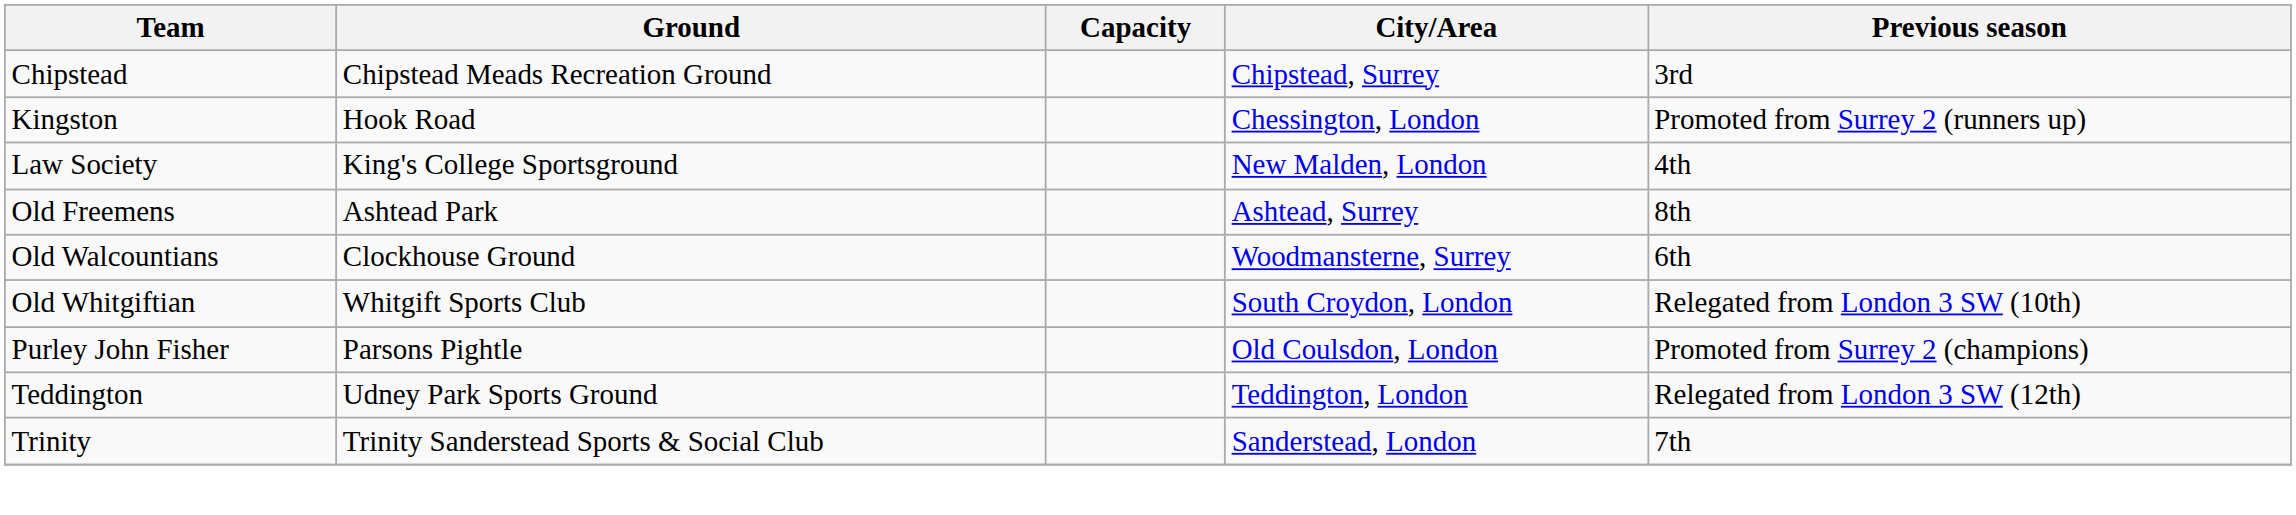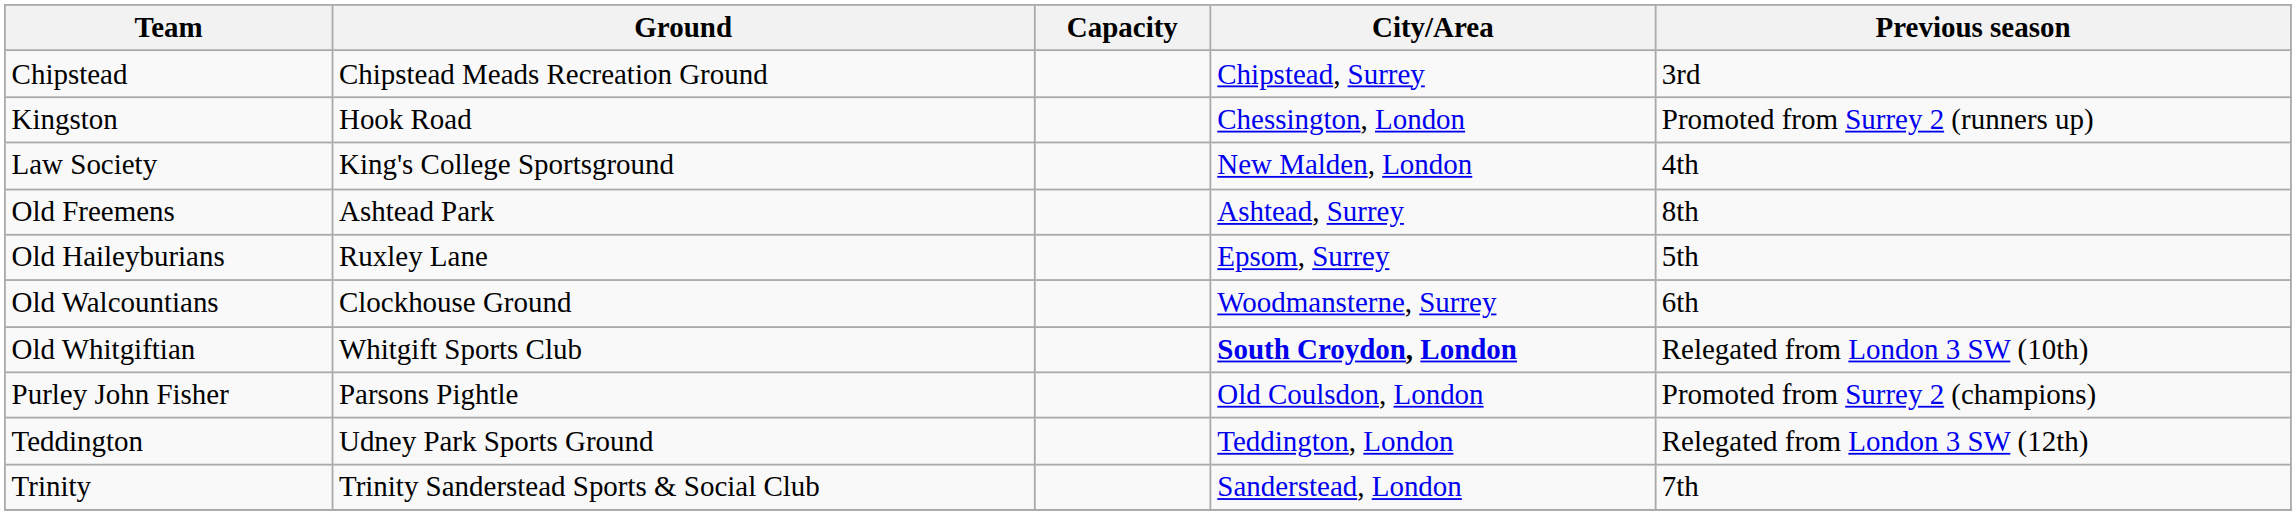+ row: (118, 257)
(1372, 303) normal -> (1367, 348) bold
